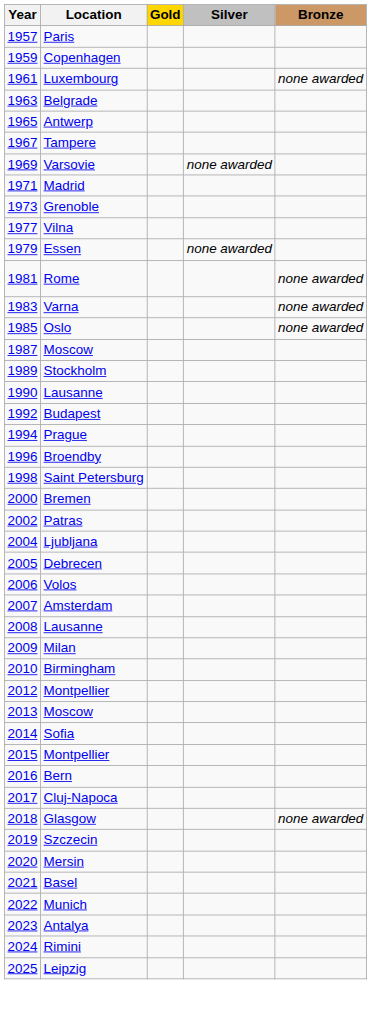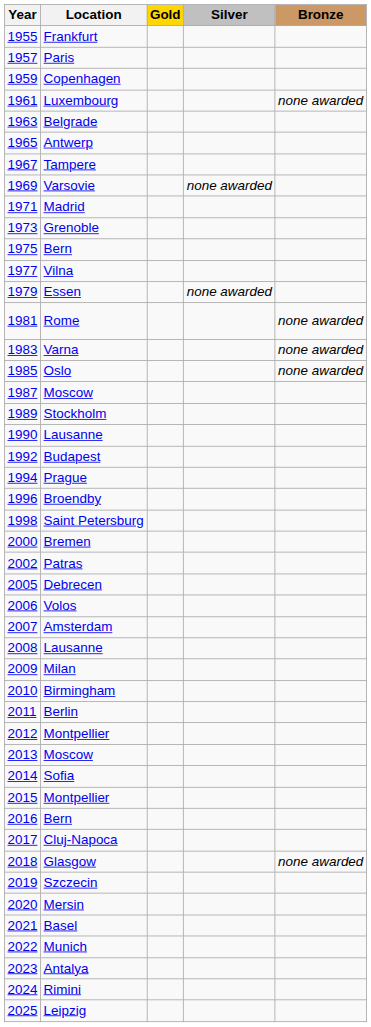+ row: (22, 36)
+ row: (22, 249)
- row: (22, 541)
+ row: (22, 712)
